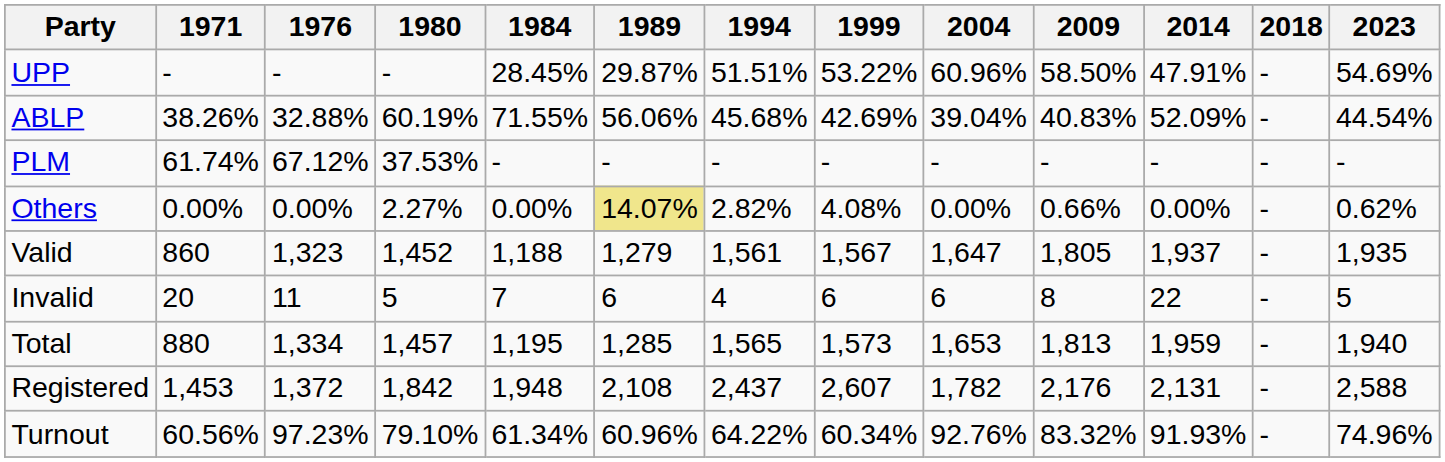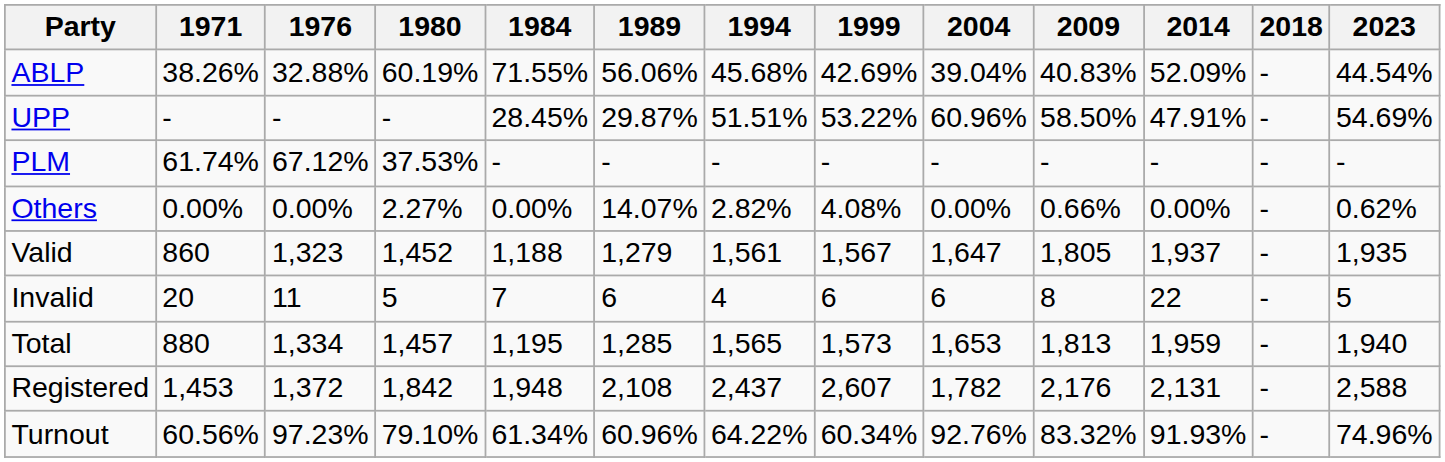rows swapped: (48, 117) <-> (41, 72)
(649, 207) khaki background -> (649, 207) no background
